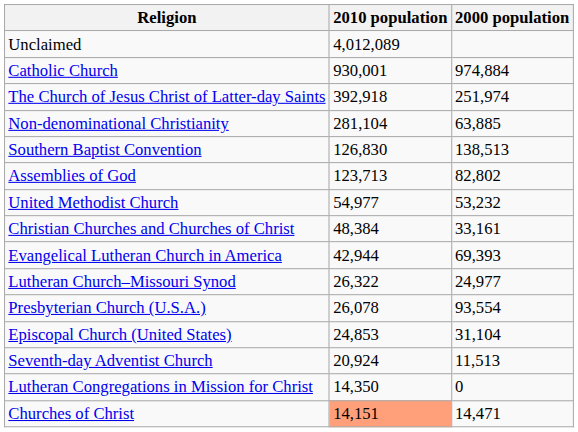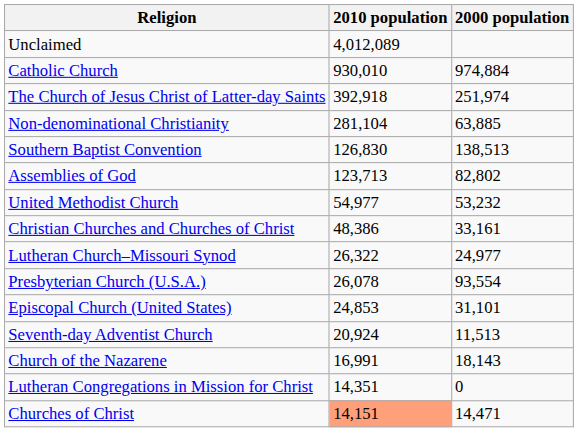(360, 70) 930,001 -> (360, 70) 930,010
(356, 228) 48,384 -> (356, 228) 48,386
- row: (145, 255)
(478, 334) 31,104 -> (478, 307) 31,101
+ row: (88, 360)
(356, 387) 14,350 -> (356, 387) 14,351
